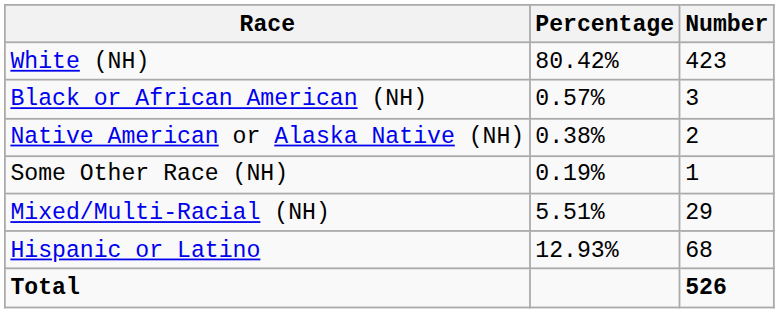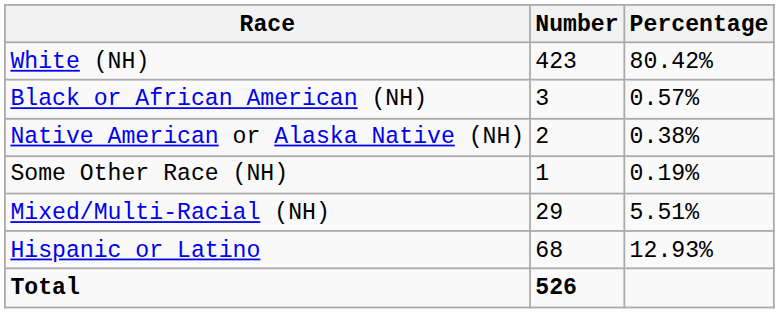columns swapped: (727, 24) <-> (605, 24)
